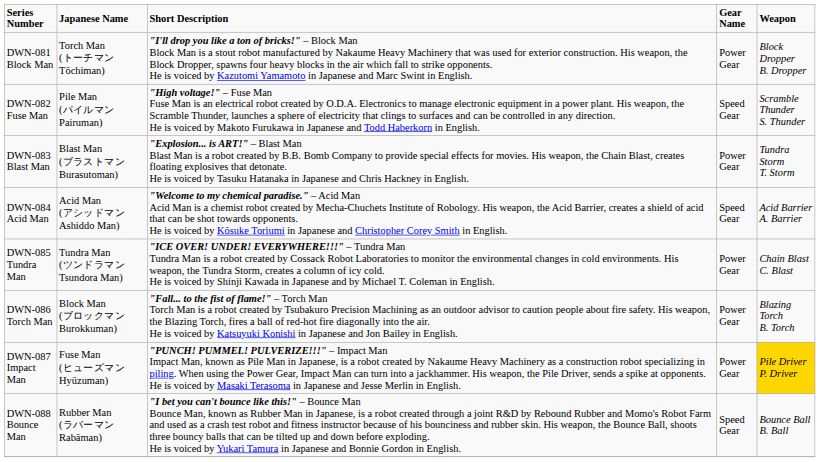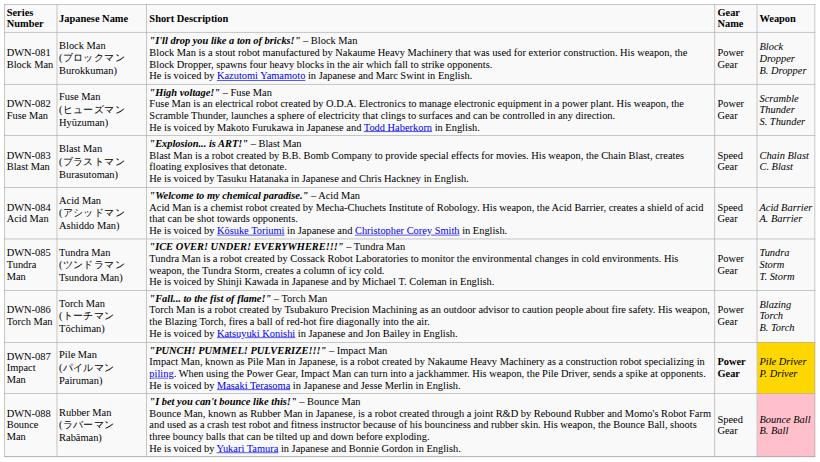(87, 58) Torch Man (トーチマン Tōchiman) -> (92, 58) Block Man (ブロックマン Burokkuman)
(87, 110) Pile Man (パイルマン Pairuman) -> (92, 110) Fuse Man (ヒューズマン Hyūzuman)
(732, 110) Speed Gear -> (731, 110) Power Gear
(732, 161) Power Gear -> (730, 161) Speed Gear
(777, 161) Tundra Storm T. Storm -> (784, 161) Chain Blast C. Blast
(784, 264) Chain Blast C. Blast -> (777, 264) Tundra Storm T. Storm
(92, 316) Block Man (ブロックマン Burokkuman) -> (87, 316) Torch Man (トーチマン Tōchiman)
(92, 368) Fuse Man (ヒューズマン Hyūzuman) -> (87, 368) Pile Man (パイルマン Pairuman)
(732, 368) normal -> (731, 368) bold
(785, 425) no background -> (785, 425) pink background
